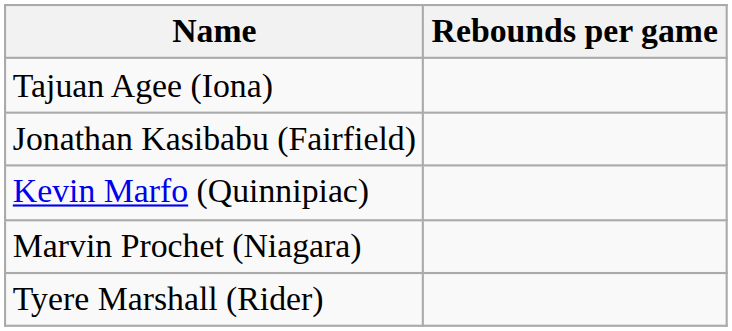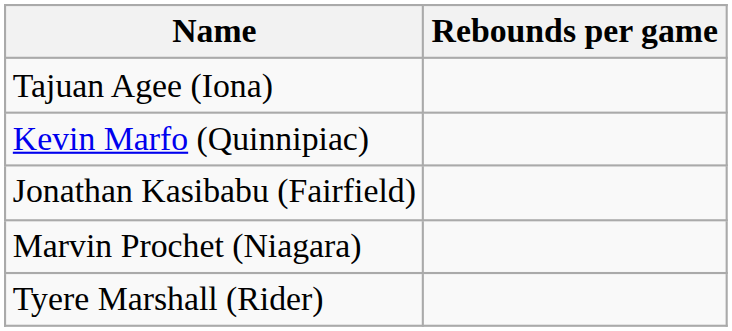rows swapped: (191, 191) <-> (214, 138)
